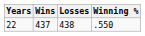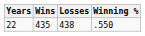(43, 25) 437 -> (43, 25) 435
